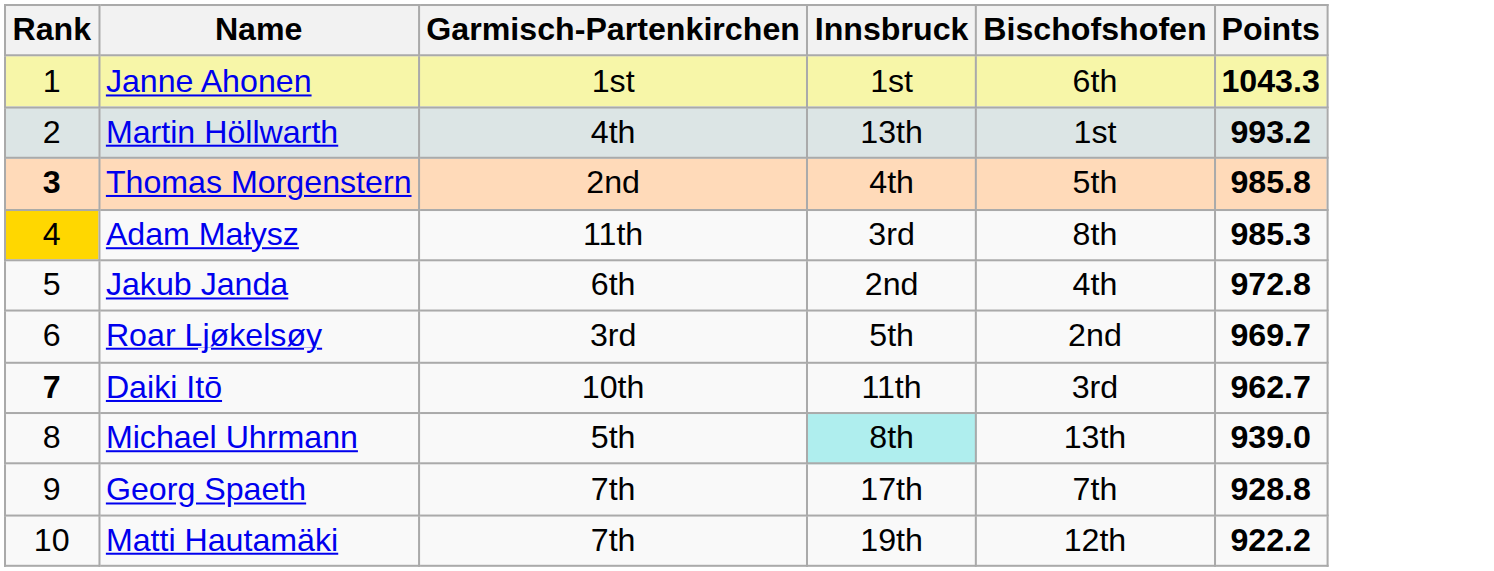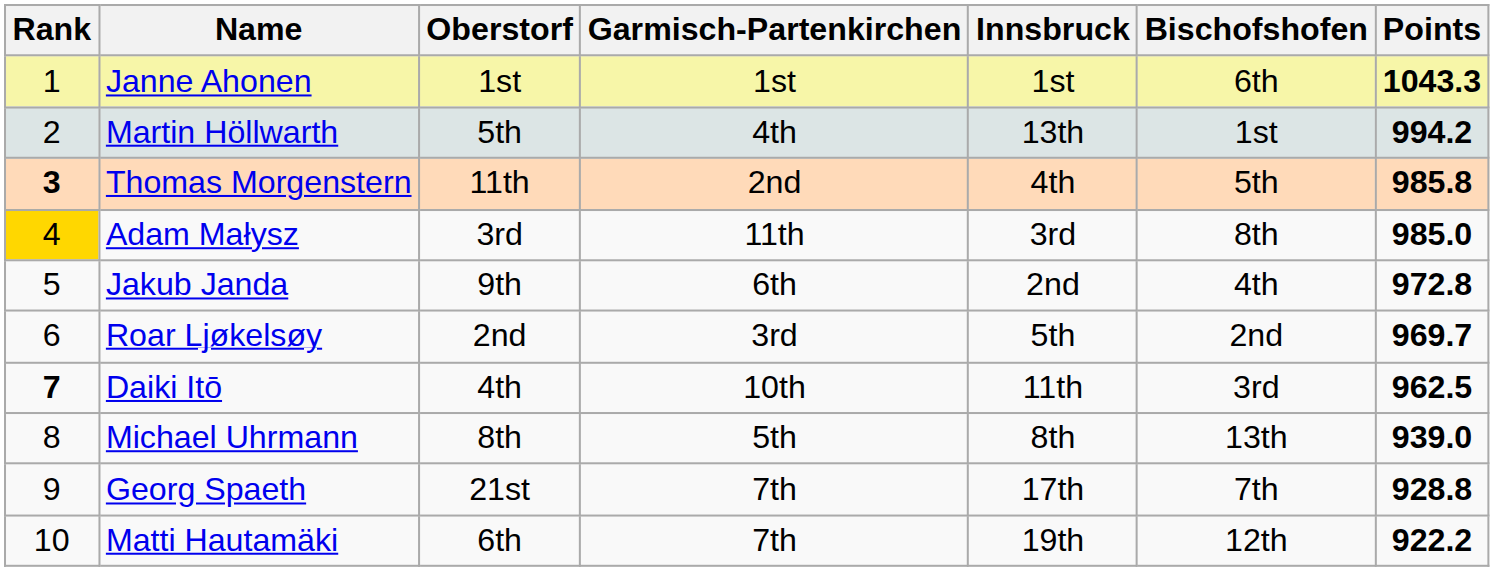+ column: (500, 30)
(1271, 132) 993.2 -> (1432, 132) 994.2
(1271, 234) 985.3 -> (1432, 234) 985.0
(1271, 387) 962.7 -> (1432, 387) 962.5
(892, 438) paleturquoise background -> (1053, 438) no background
